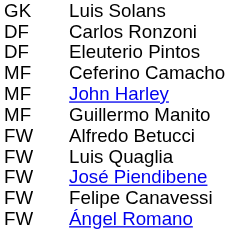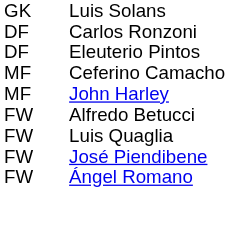- row: (140, 114)
- row: (141, 198)
